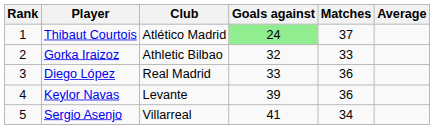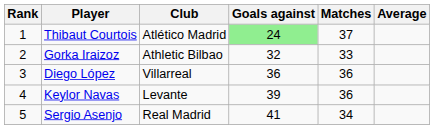(177, 74) Real Madrid -> (167, 74) Villarreal
(273, 74) 33 -> (273, 74) 36
(167, 114) Villarreal -> (177, 114) Real Madrid
